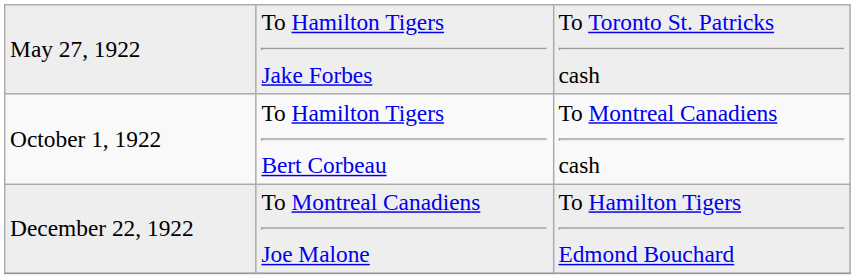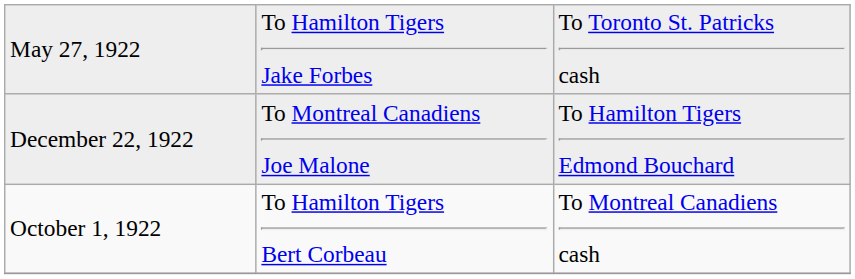rows swapped: (86, 138) <-> (102, 228)
